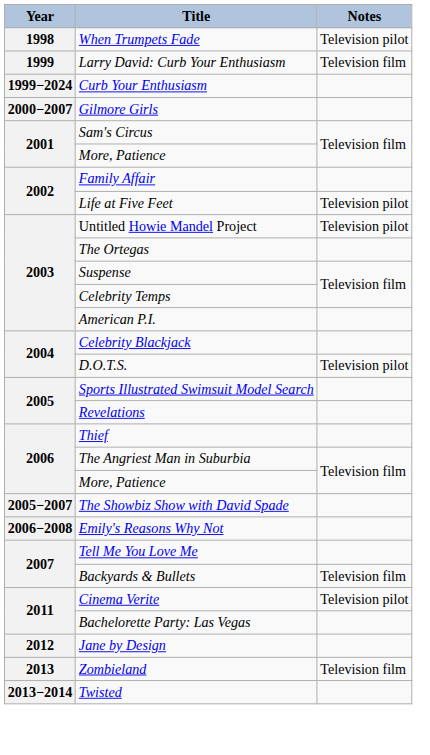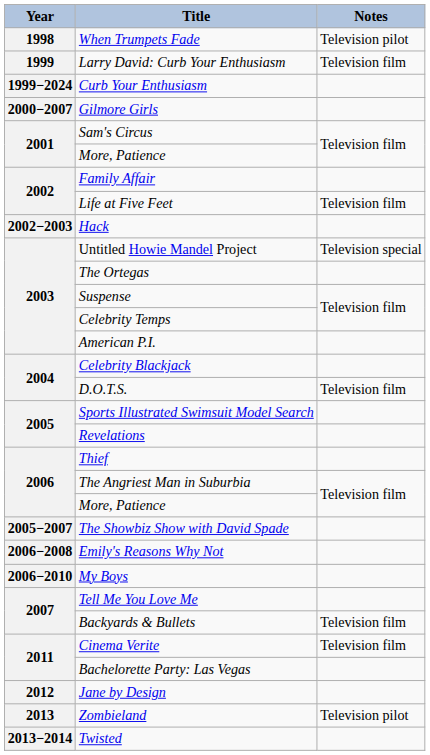(364, 202) Television pilot -> (363, 202) Television film
+ row: (40, 226)
(364, 226) Television pilot -> (371, 249) Television special
(364, 365) Television pilot -> (363, 389) Television film
+ row: (40, 575)
(364, 599) Television pilot -> (363, 645) Television film
(363, 668) Television film -> (364, 715) Television pilot
